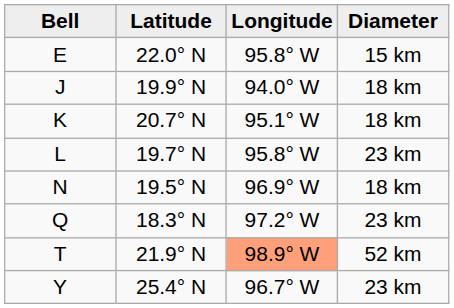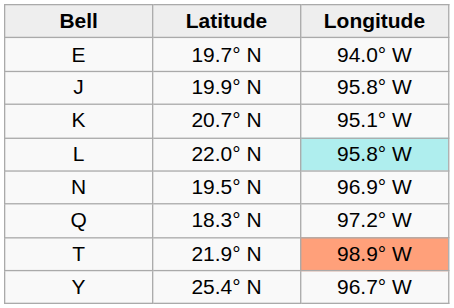- column: (393, 21)
(171, 54) 22.0° N -> (227, 54) 19.7° N
(282, 54) 95.8° W -> (374, 54) 94.0° W
(282, 87) 94.0° W -> (374, 87) 95.8° W
(171, 154) 19.7° N -> (227, 154) 22.0° N
(282, 154) no background -> (374, 154) paleturquoise background
